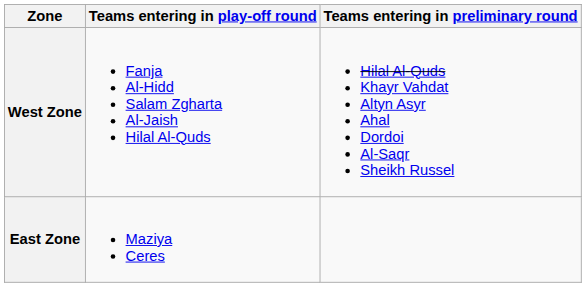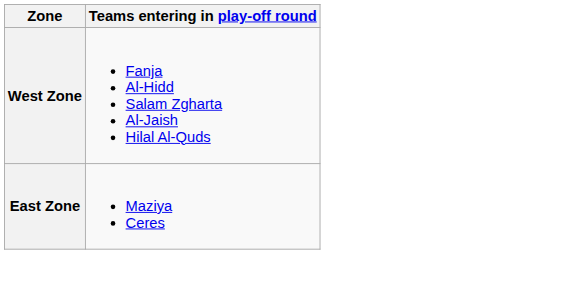- column: (451, 16)
